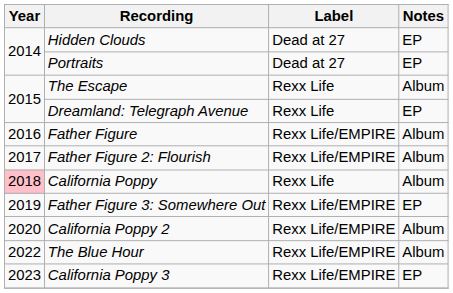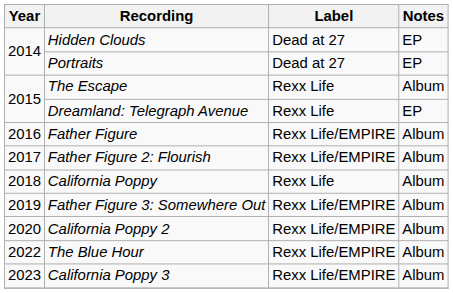(24, 181) pink background -> (24, 181) no background
(412, 205) EP -> (423, 205) Album
(412, 275) EP -> (423, 275) Album
